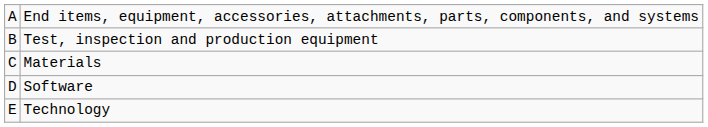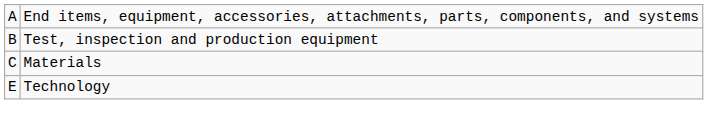- row: (58, 87)
